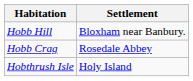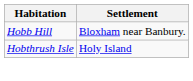- row: (32, 48)
